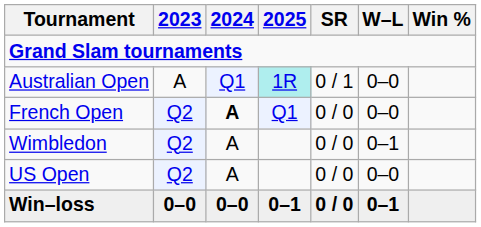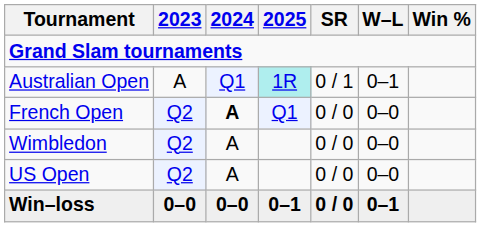(383, 81) 0–0 -> (383, 81) 0–1
(383, 143) 0–1 -> (383, 143) 0–0
